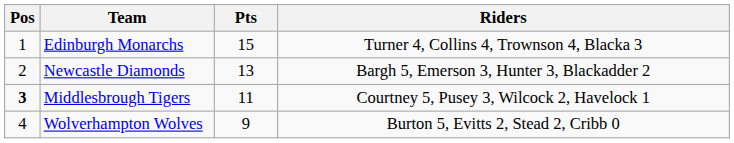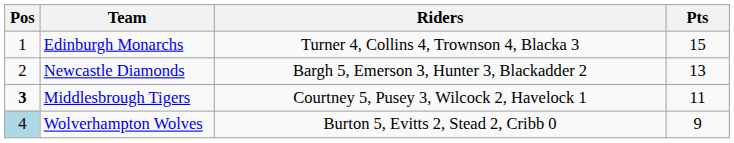columns swapped: (246, 17) <-> (503, 17)
(22, 123) no background -> (22, 123) lightblue background
